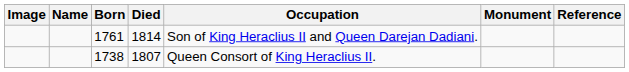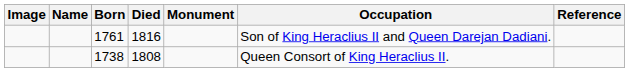columns swapped: (322, 15) <-> (518, 15)
(146, 36) 1814 -> (146, 36) 1816
(146, 57) 1807 -> (146, 57) 1808
